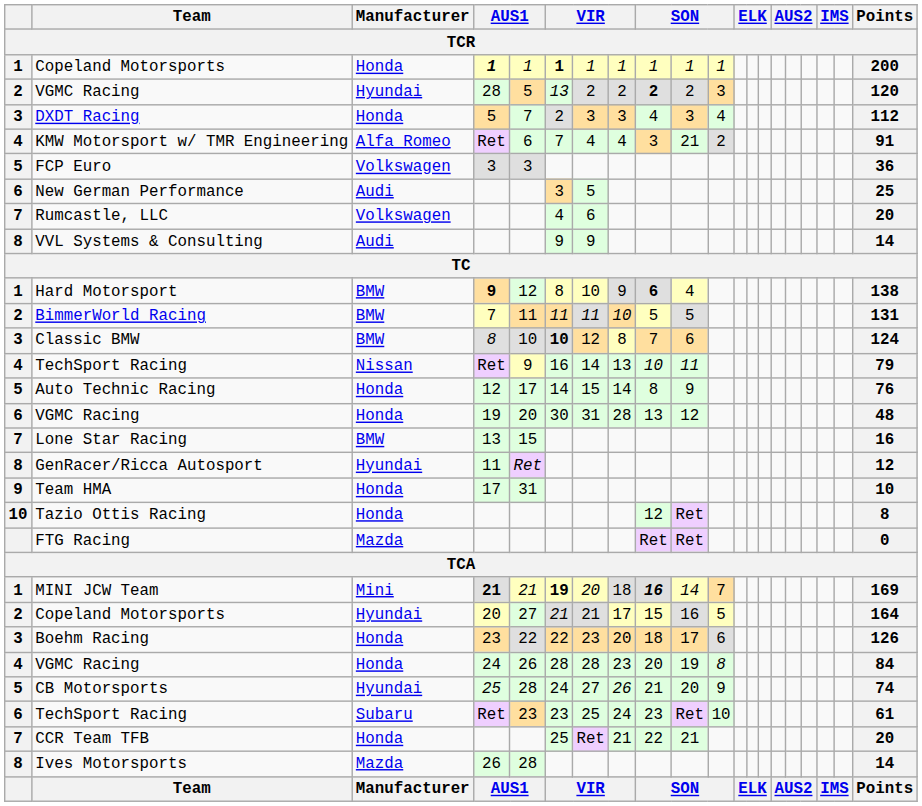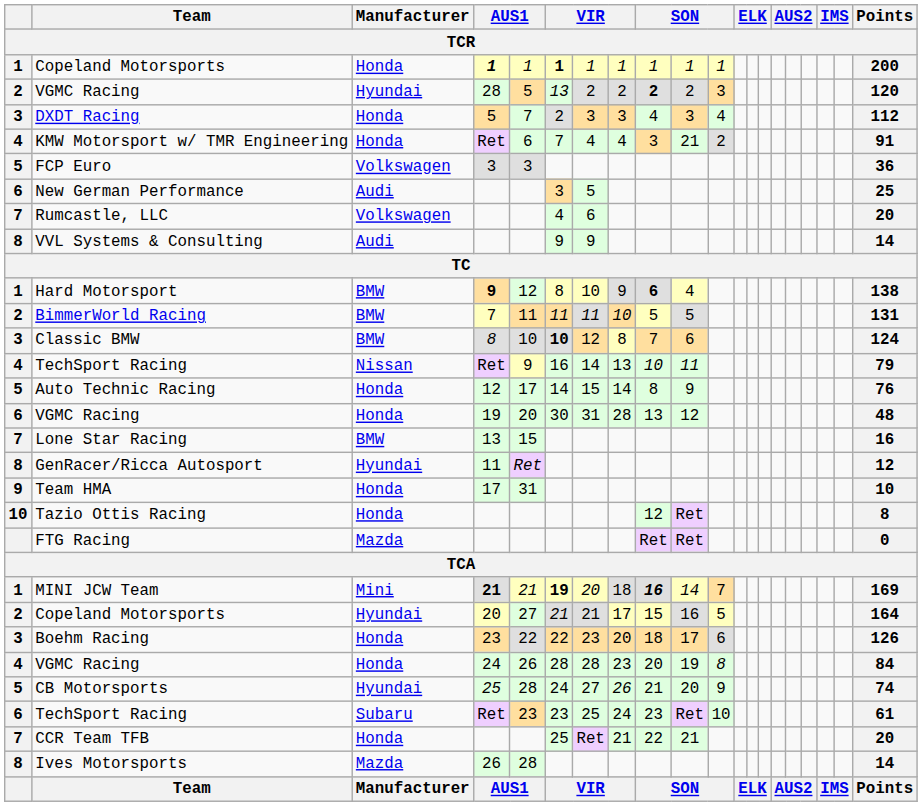(403, 142) Alfa Romeo -> (380, 142) Honda
